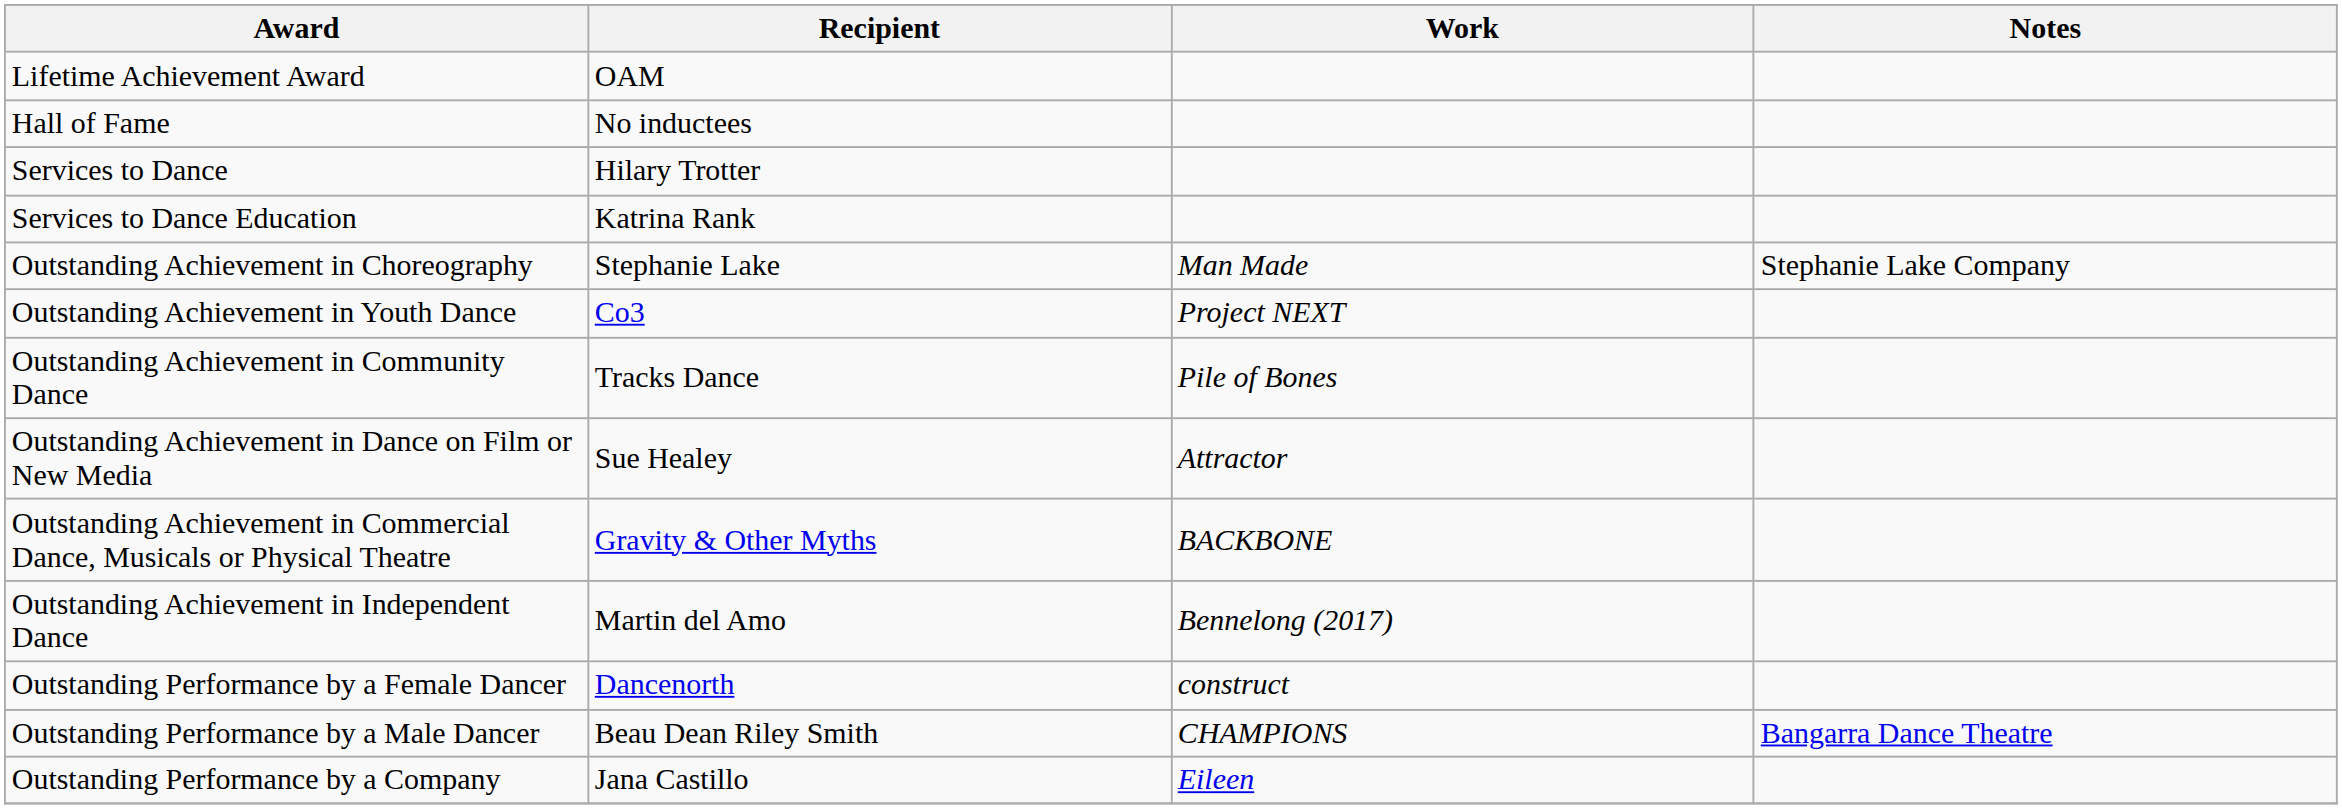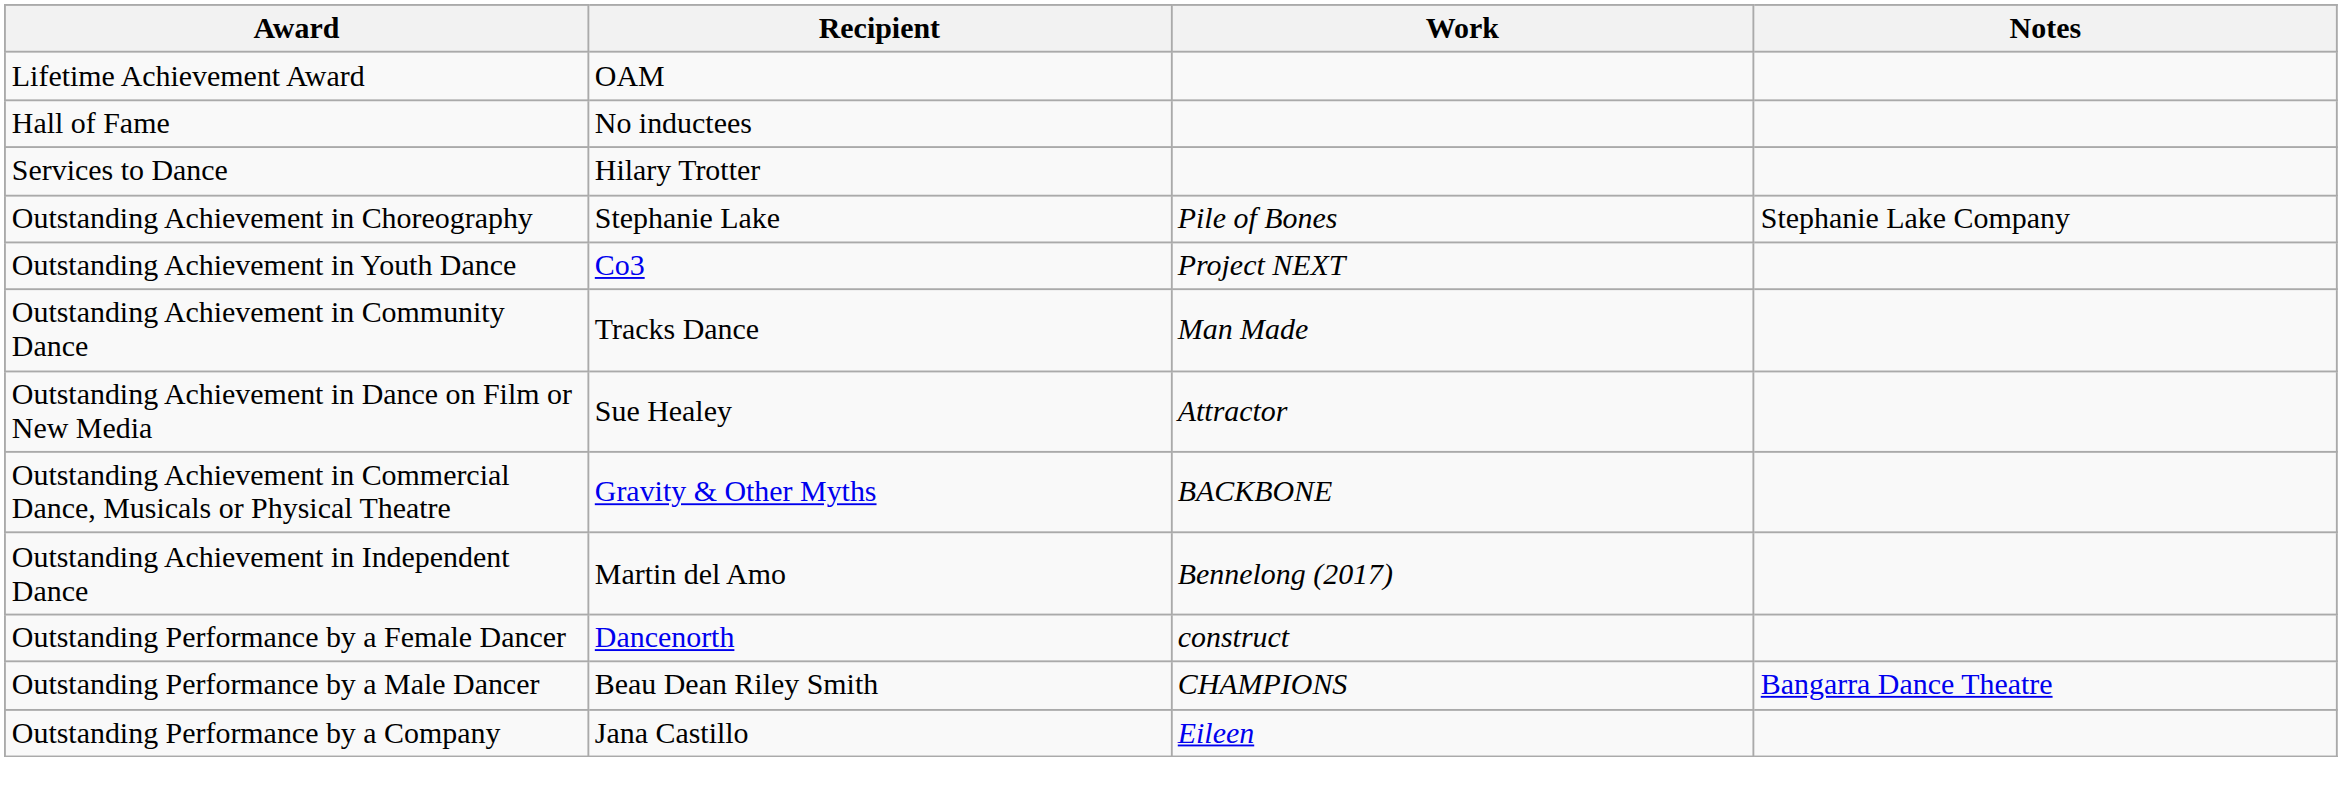- row: (184, 218)
(1243, 265) Man Made -> (1258, 218) Pile of Bones
(1258, 377) Pile of Bones -> (1243, 329) Man Made
